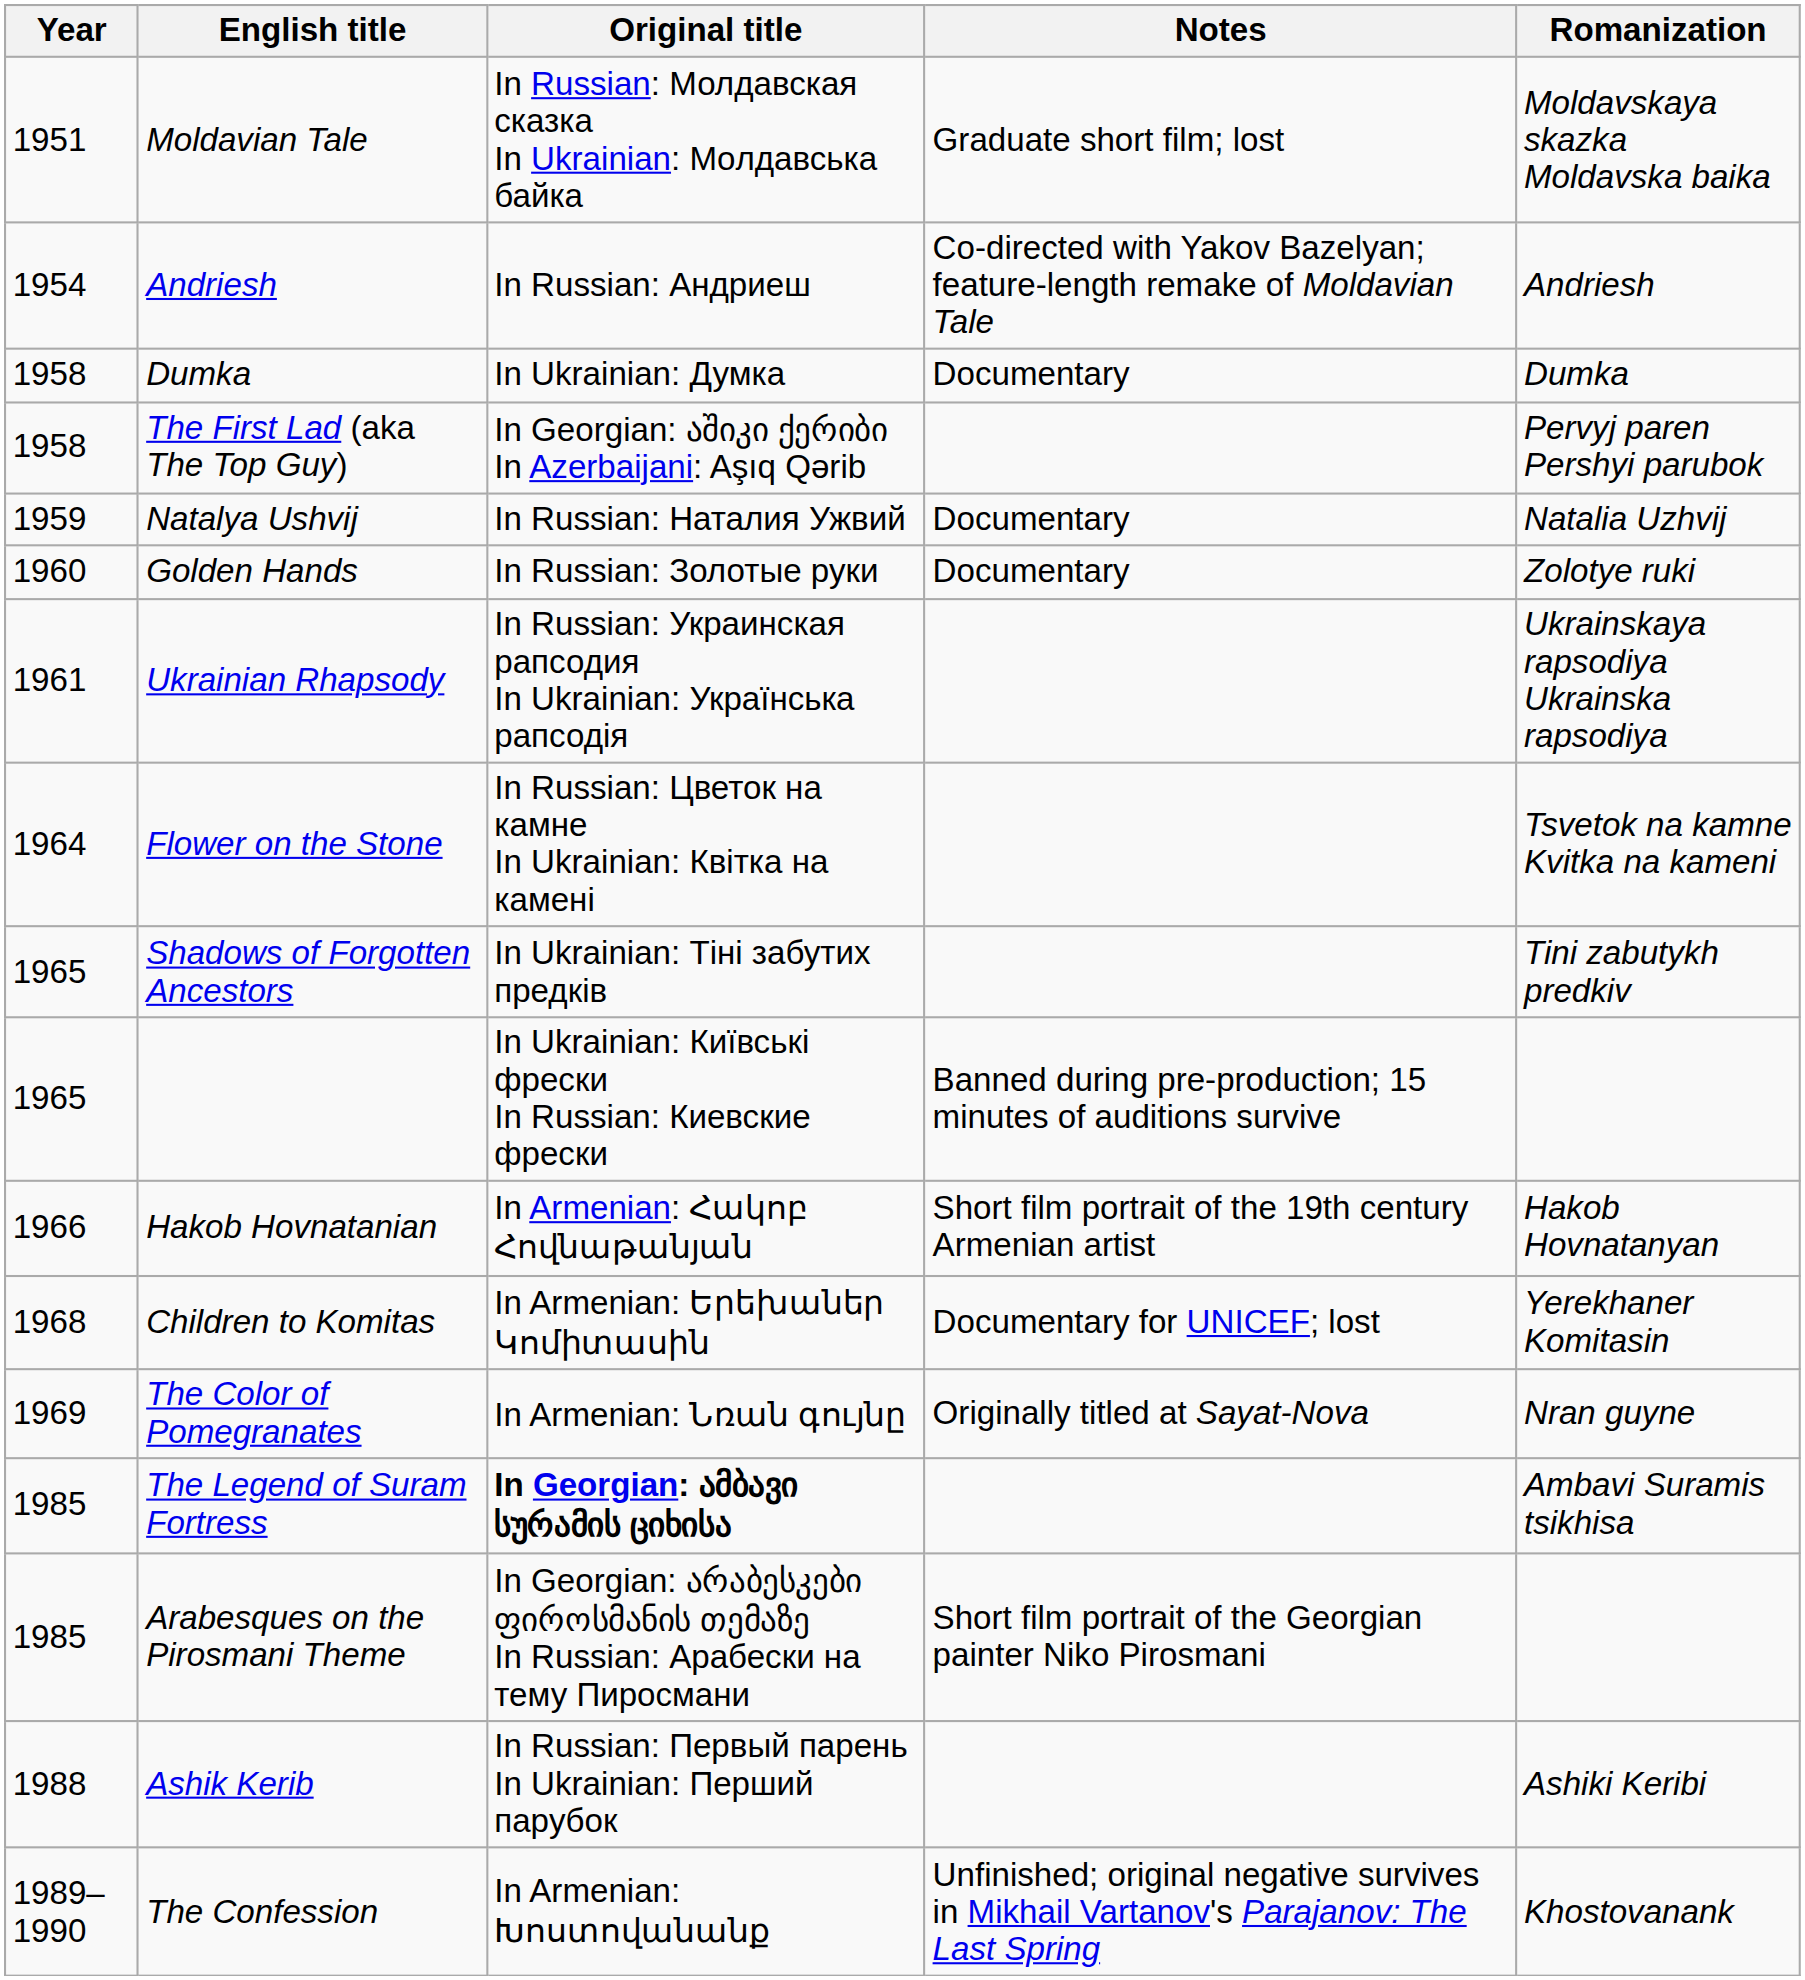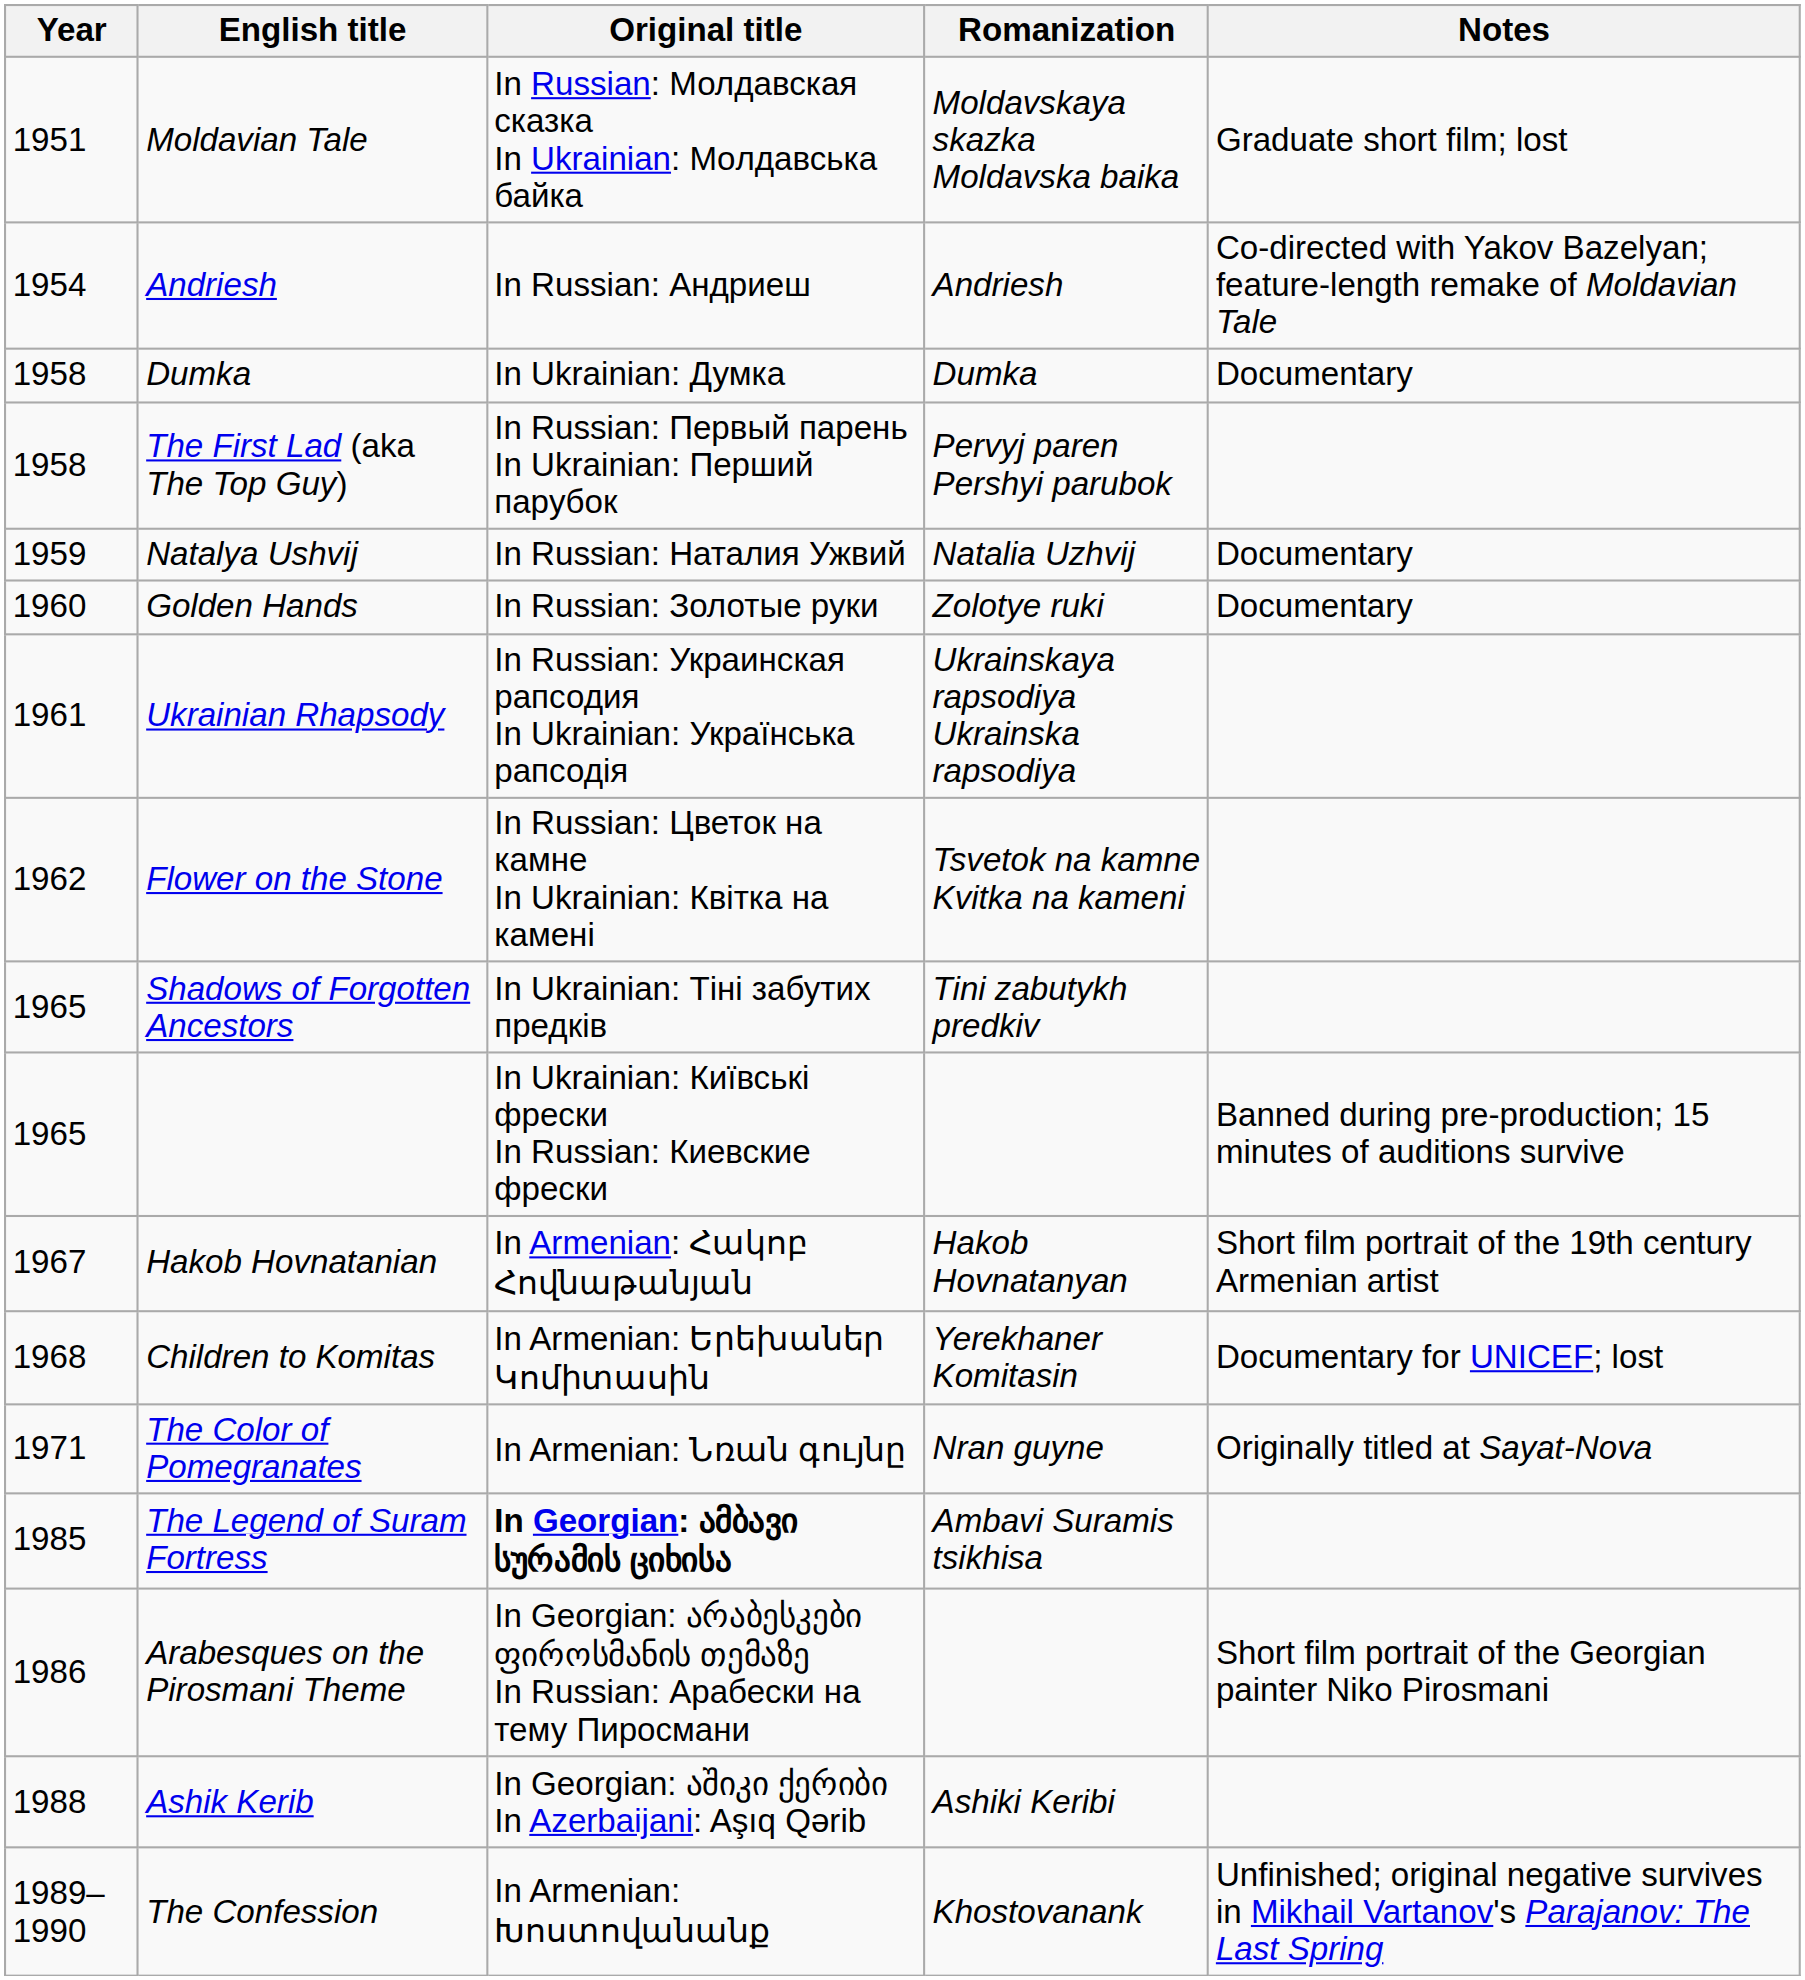columns swapped: (1658, 30) <-> (1221, 30)
(691, 447) In Georgian: აშიკი ქერიბი In Azerbaijani: Aşıq Qərib -> (701, 464) In Russian: Первый парень In Ukrainian: Перший пapyбок
(50, 844) 1964 -> (50, 879) 1962
(50, 1227) 1966 -> (50, 1262) 1967
(50, 1413) 1969 -> (50, 1448) 1971
(50, 1636) 1985 -> (50, 1671) 1986
(701, 1784) In Russian: Первый парень In Ukrainian: Перший пapyбок -> (691, 1802) In Georgian: აშიკი ქერიბი In Azerbaijani: Aşıq Qərib
